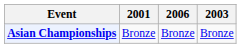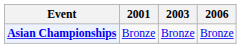columns swapped: (217, 14) <-> (178, 14)
